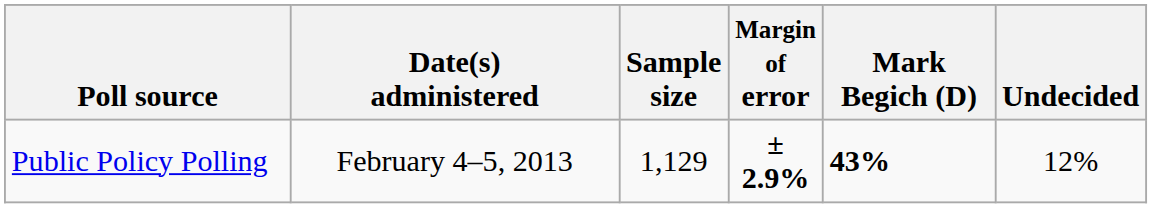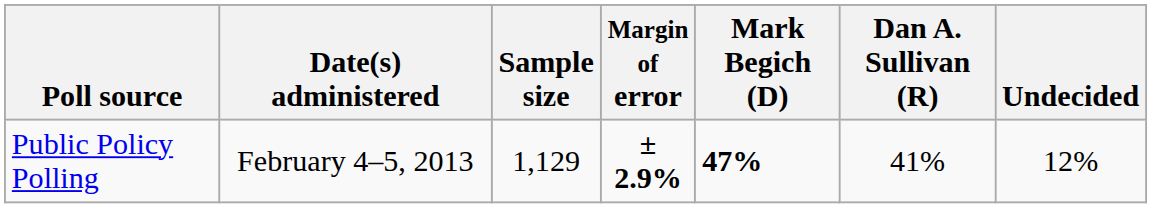+ column: (918, 62)
(860, 160) 43% -> (732, 160) 47%
